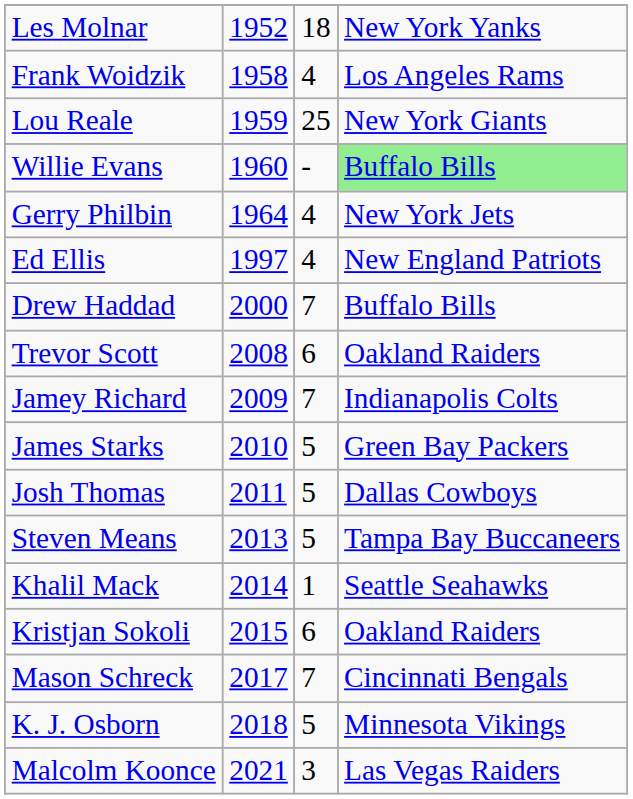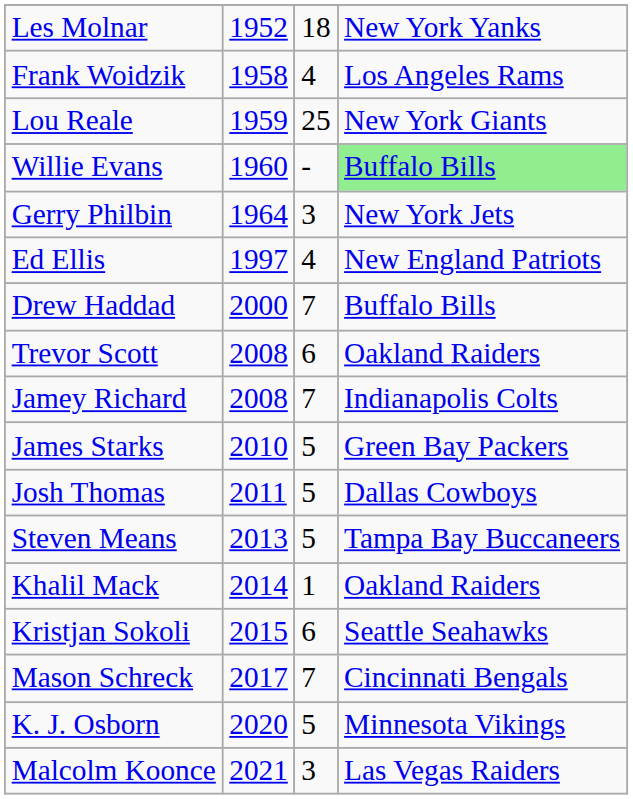(309, 213) 4 -> (309, 213) 3
(259, 399) 2009 -> (259, 399) 2008
(446, 584) Seattle Seahawks -> (442, 584) Oakland Raiders
(442, 631) Oakland Raiders -> (446, 631) Seattle Seahawks
(259, 724) 2018 -> (259, 724) 2020
